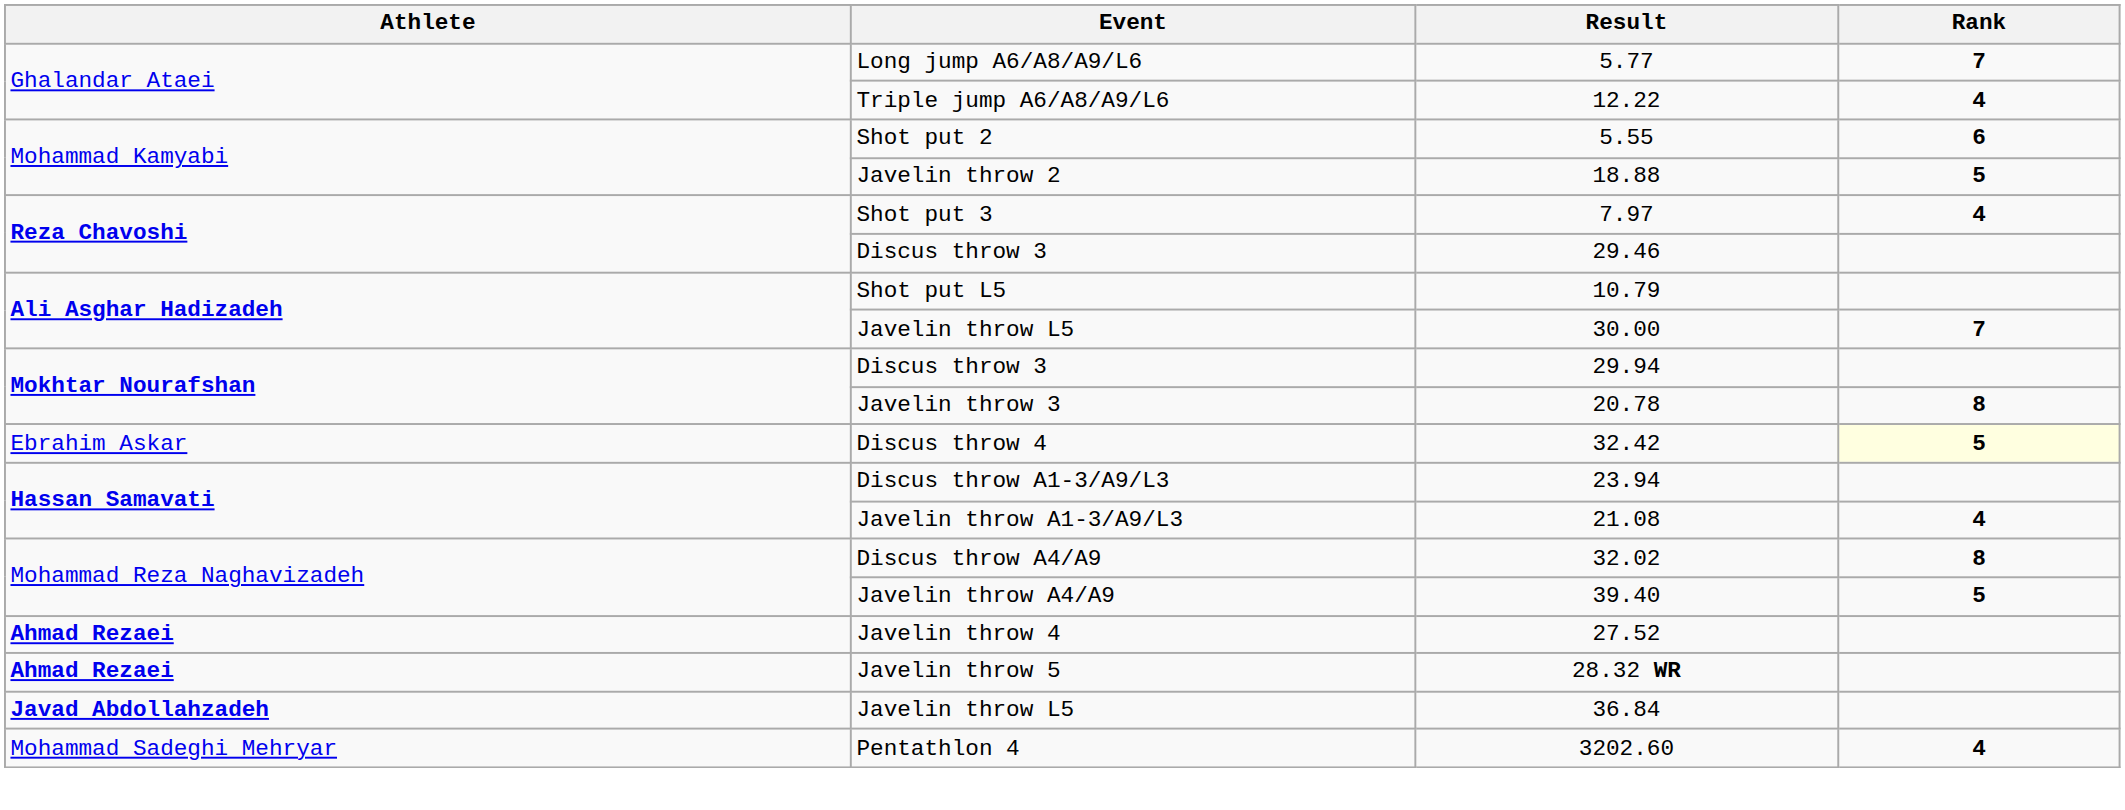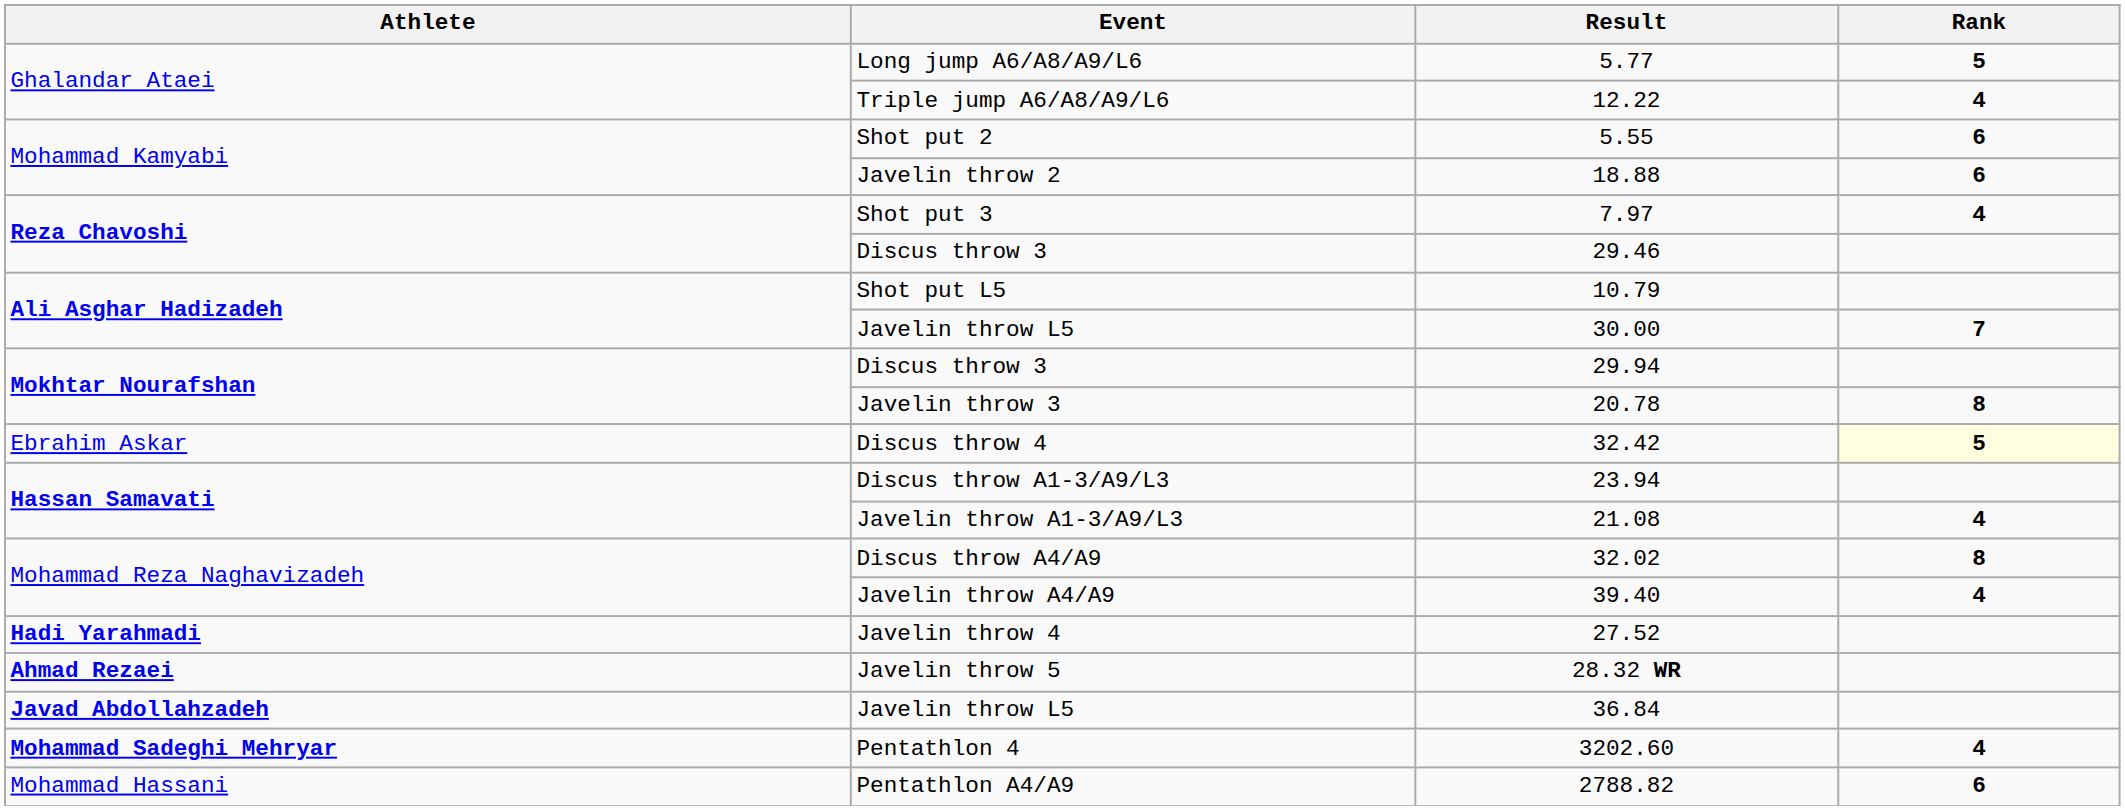(1979, 62) 7 -> (1979, 62) 5
(1979, 176) 5 -> (1979, 176) 6
(1979, 596) 5 -> (1979, 596) 4
(92, 634) Ahmad Rezaei -> (106, 634) Hadi Yarahmadi
(174, 748) normal -> (174, 748) bold
+ row: (965, 786)
